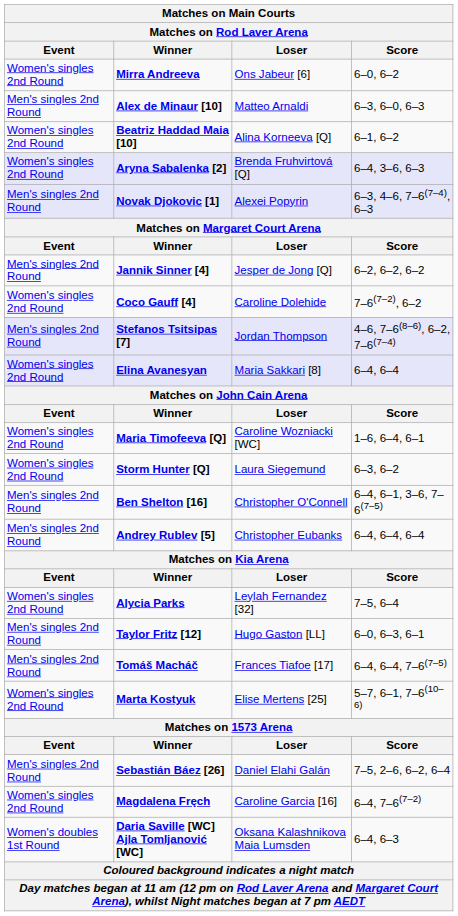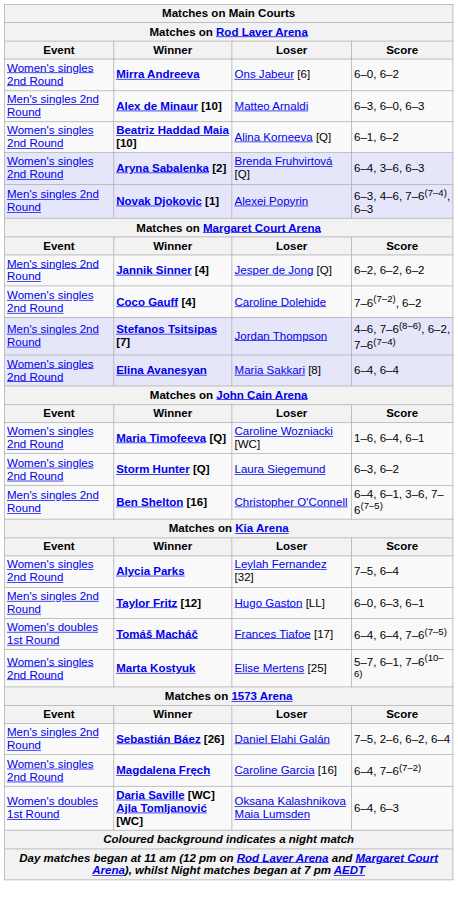- row: (165, 535)
(53, 665) Men's singles 2nd Round -> (53, 634) Women's doubles 1st Round
